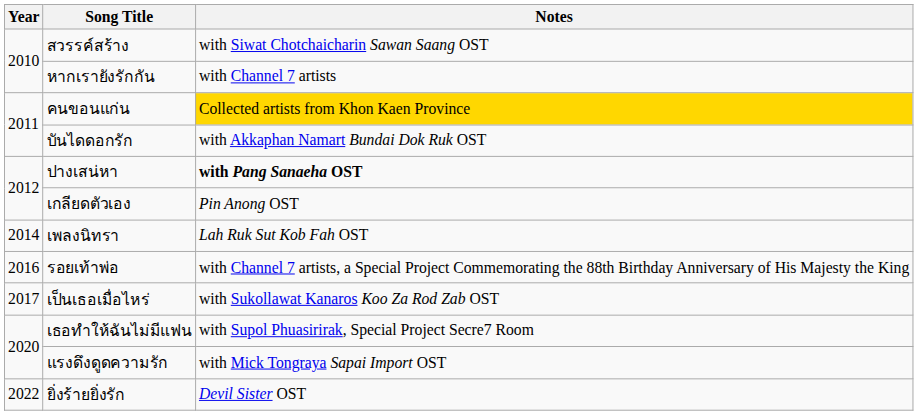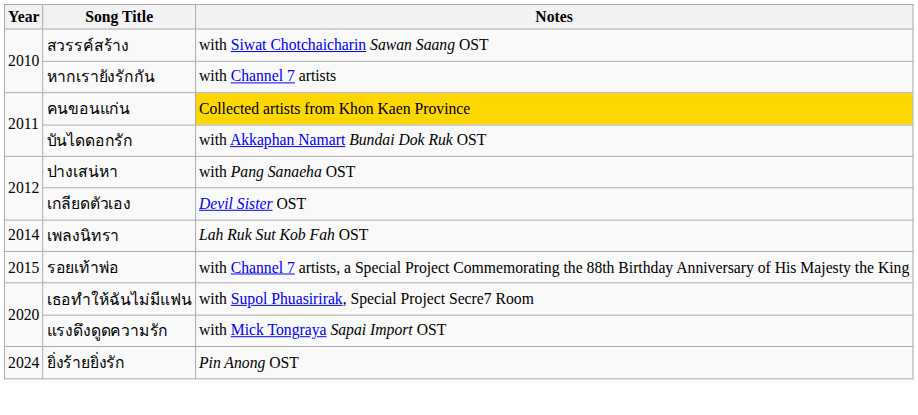(281, 172) bold -> (277, 172) normal
(249, 203) Pin Anong OST -> (253, 203) Devil Sister OST
(24, 267) 2016 -> (24, 267) 2015
- row: (98, 299)
(24, 394) 2022 -> (24, 362) 2024
(253, 394) Devil Sister OST -> (249, 362) Pin Anong OST
